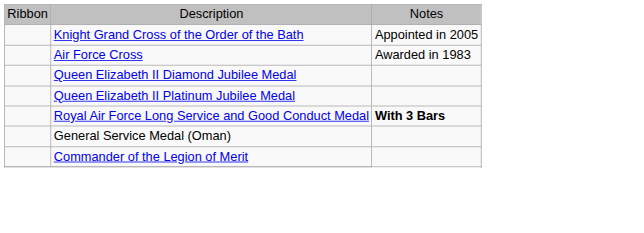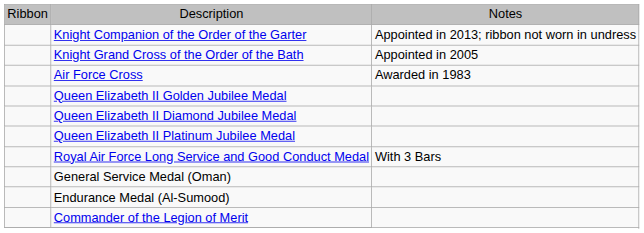+ row: (180, 34)
+ row: (170, 95)
(410, 116) bold -> (408, 156) normal
+ row: (142, 197)
